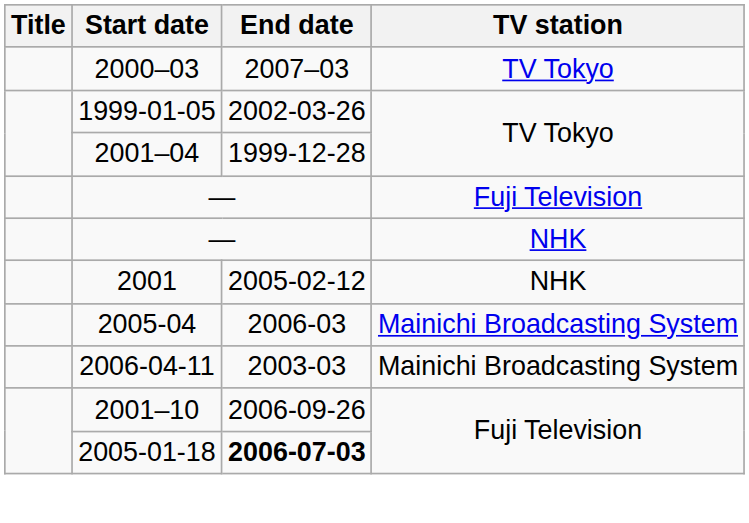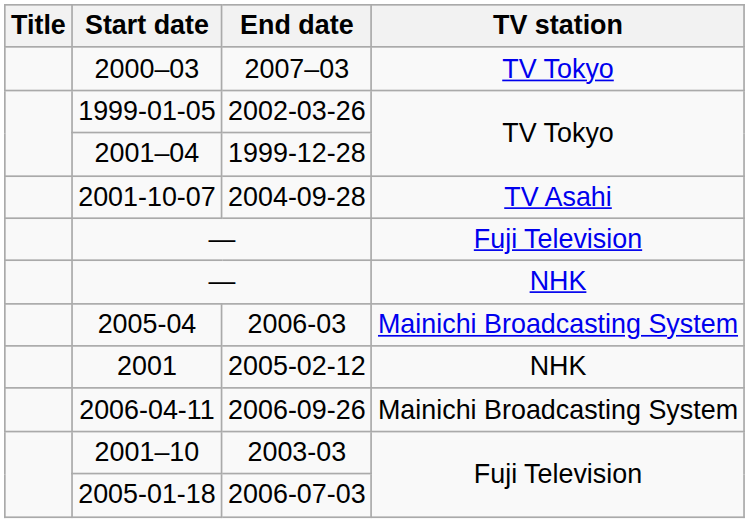+ row: (147, 196)
rows swapped: (147, 281) <-> (147, 324)
(297, 366) 2003-03 -> (297, 409) 2006-09-26
(297, 409) 2006-09-26 -> (297, 452) 2003-03
(297, 452) bold -> (297, 494) normal
